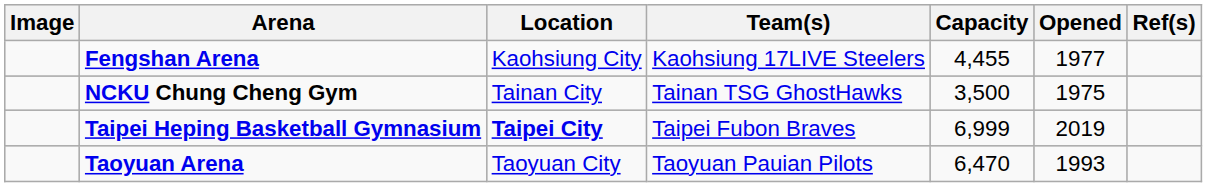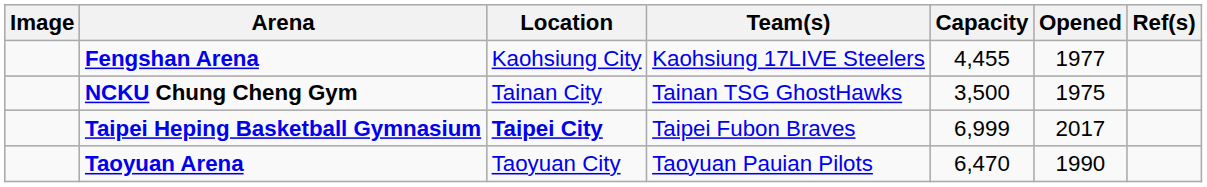(1080, 129) 2019 -> (1080, 129) 2017
(1080, 164) 1993 -> (1080, 164) 1990
